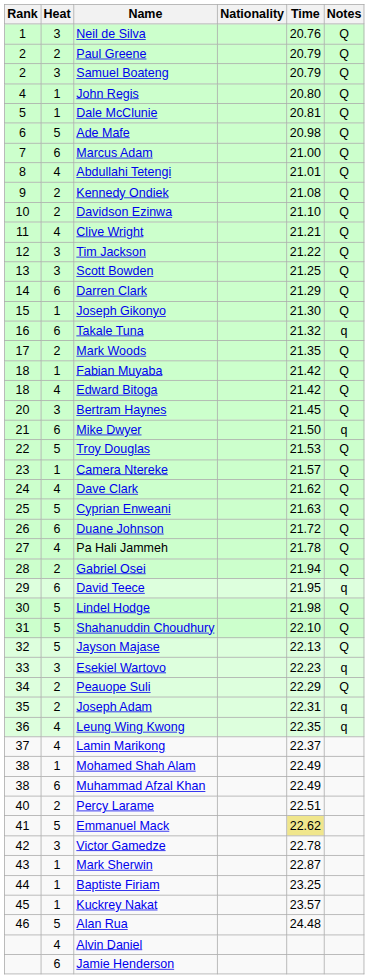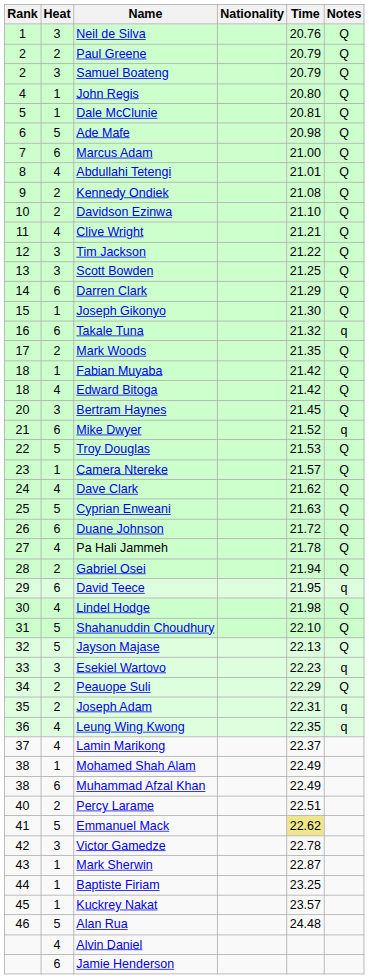(305, 430) 21.50 -> (305, 430) 21.52
(57, 608) 5 -> (57, 608) 4
